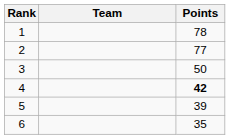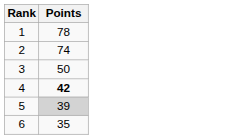- column: (107, 13)
(200, 50) 77 -> (64, 50) 74
(200, 106) no background -> (64, 106) lightgrey background
